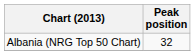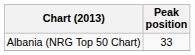(166, 42) 32 -> (166, 42) 33
